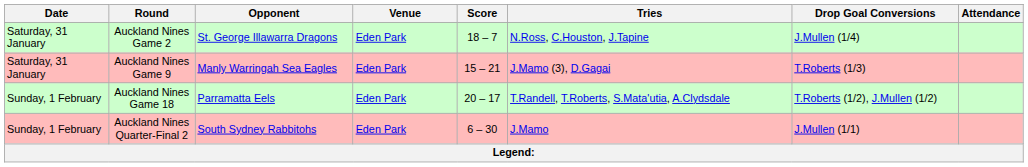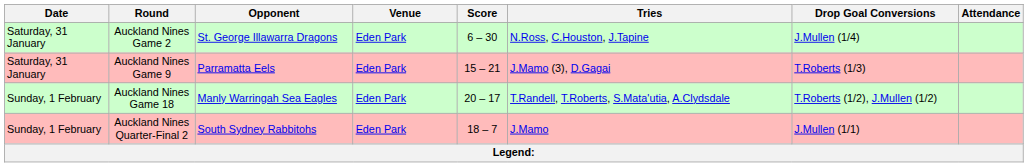(482, 37) 18 – 7 -> (482, 37) 6 – 30
(267, 68) Manly Warringah Sea Eagles -> (236, 68) Parramatta Eels
(236, 98) Parramatta Eels -> (267, 98) Manly Warringah Sea Eagles
(482, 129) 6 – 30 -> (482, 129) 18 – 7
